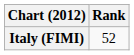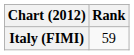(109, 38) 52 -> (109, 38) 59
